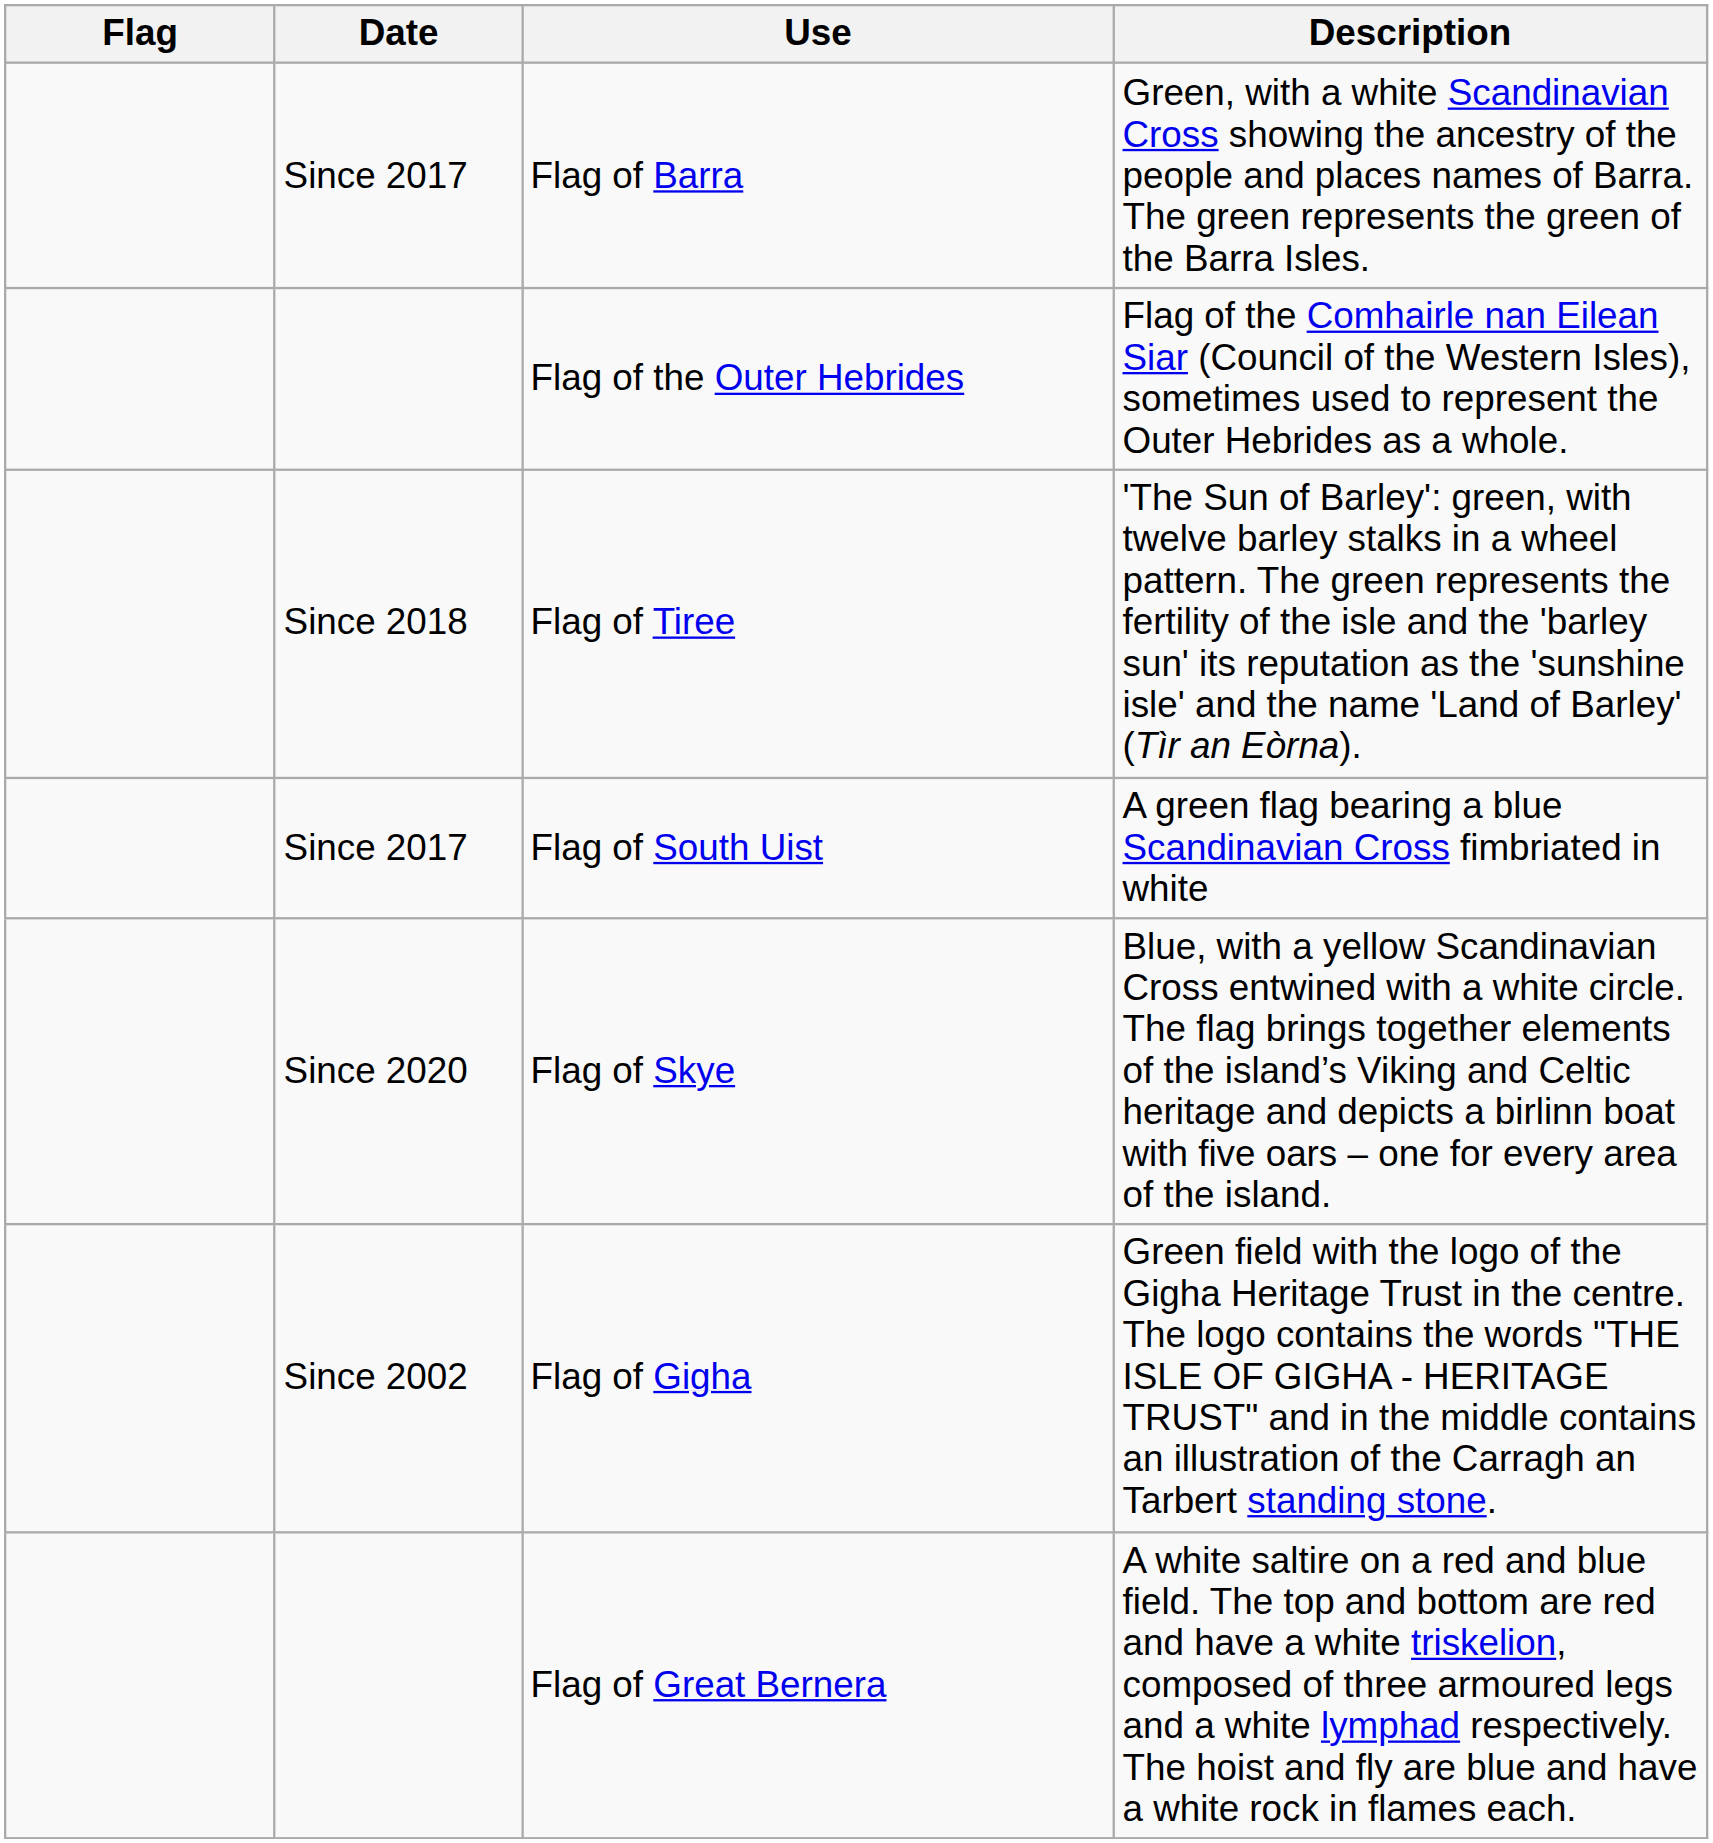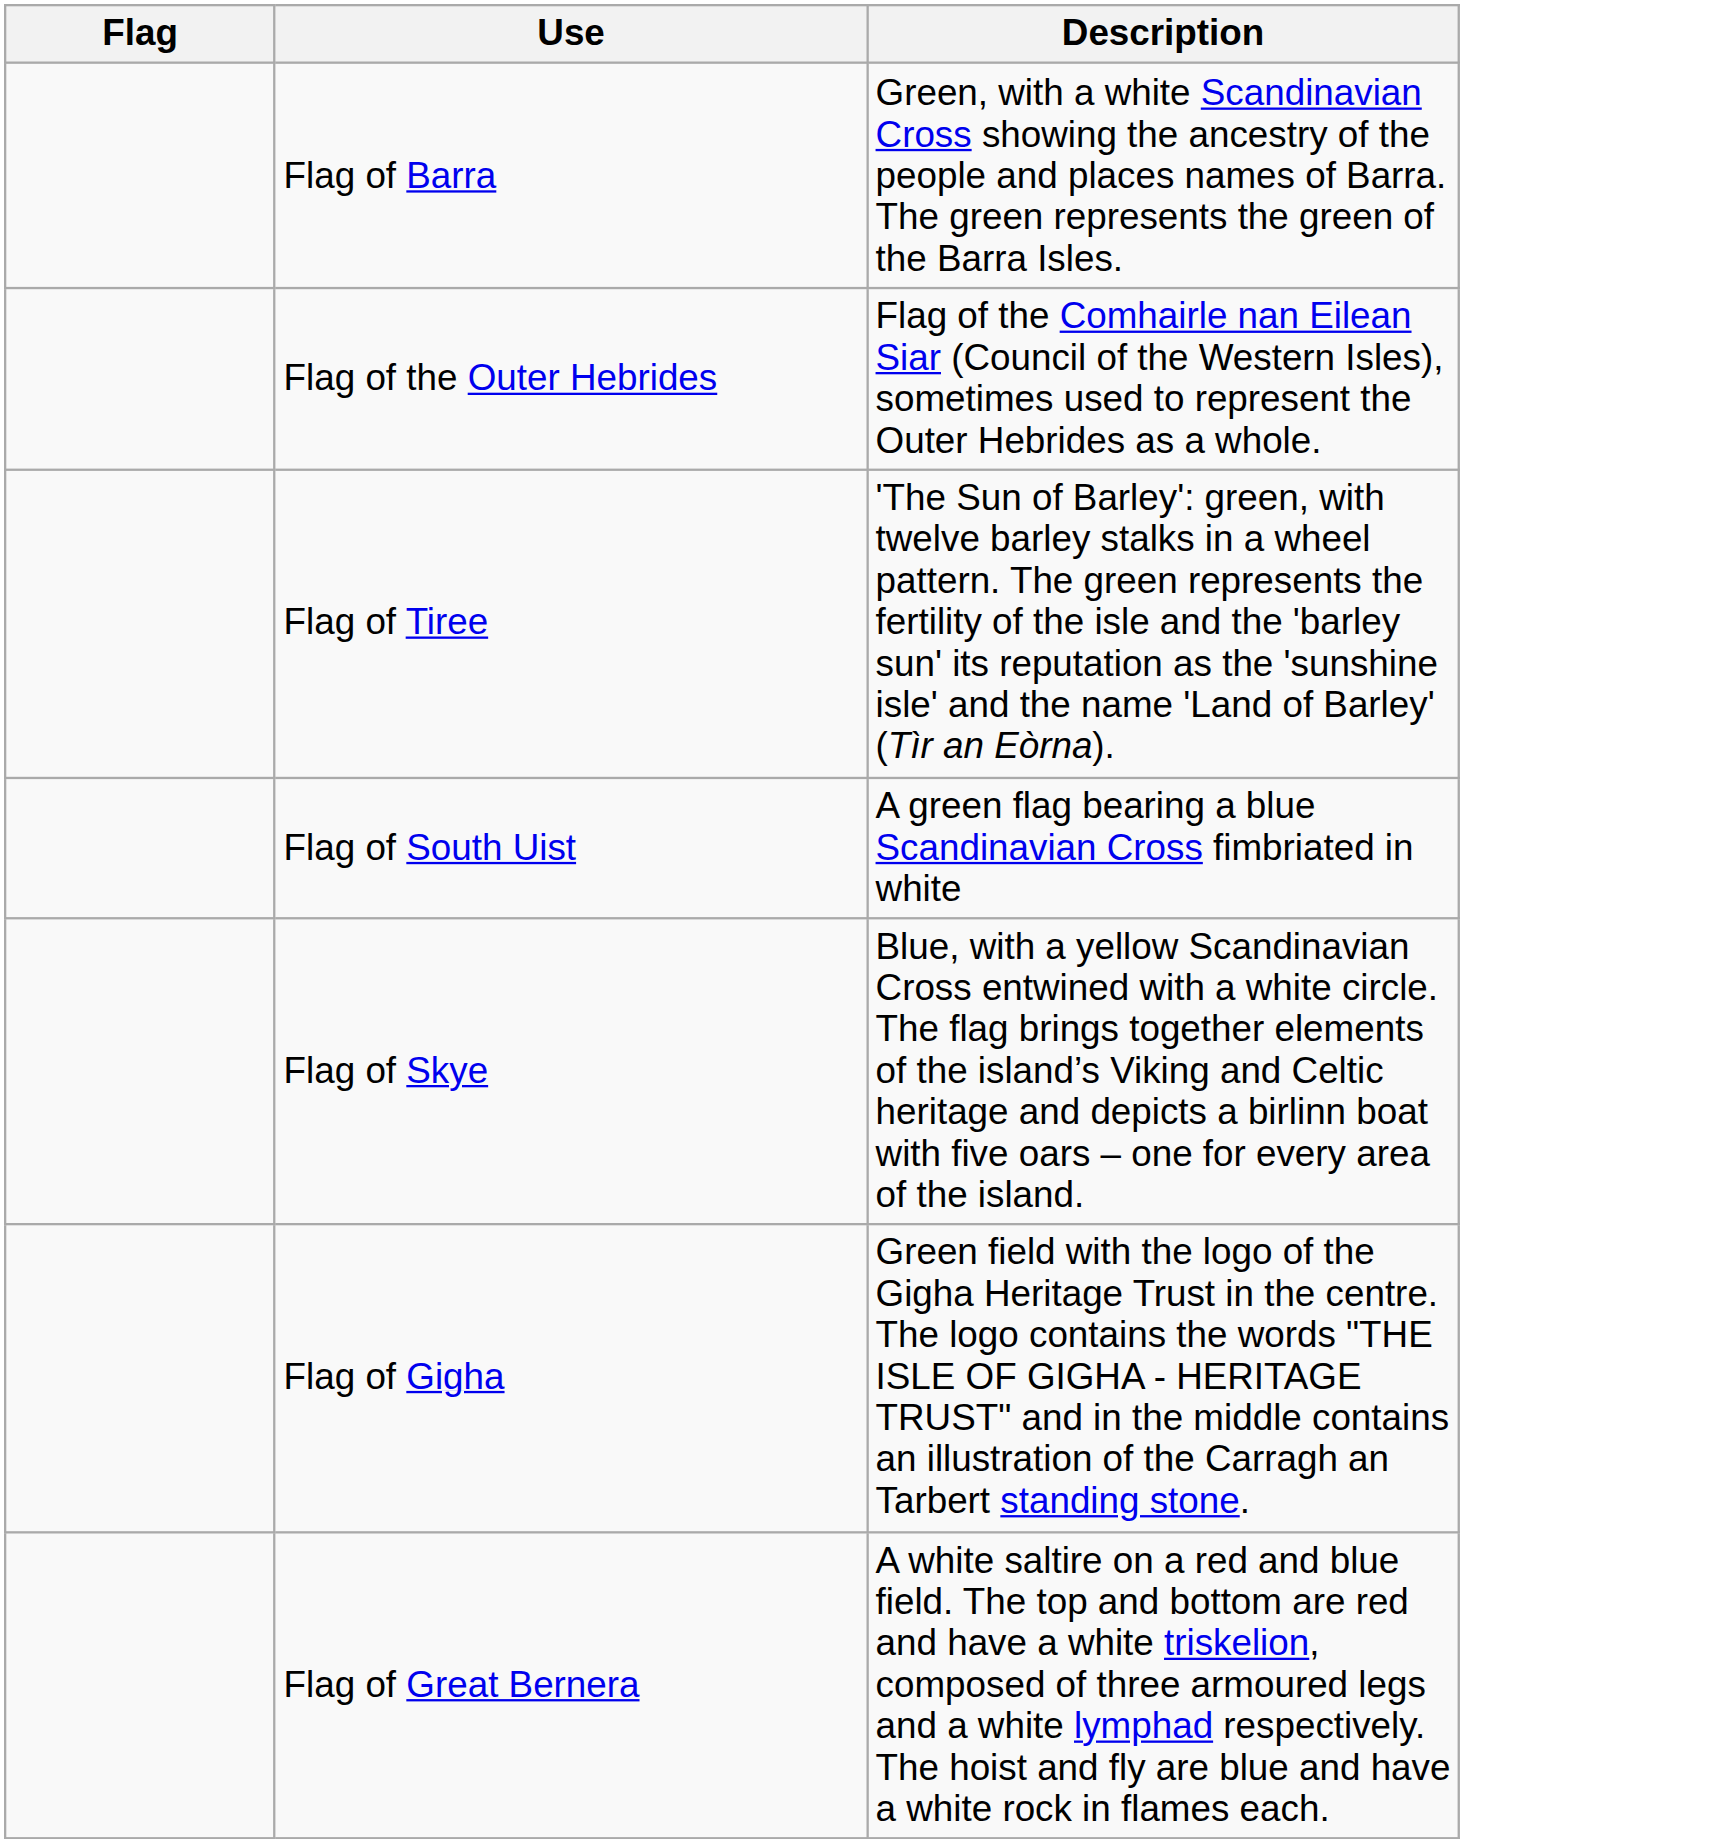- column: (399, 33)
